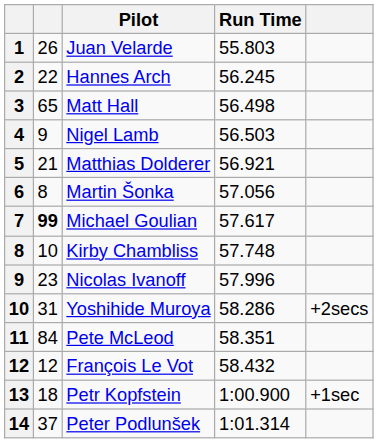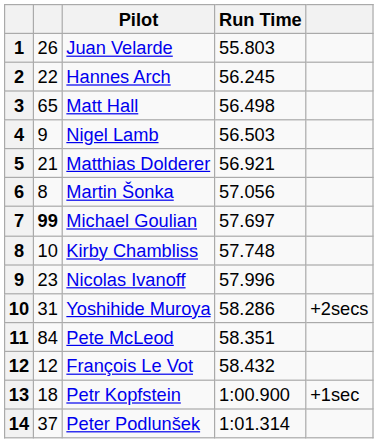(247, 221) 57.617 -> (247, 221) 57.697
